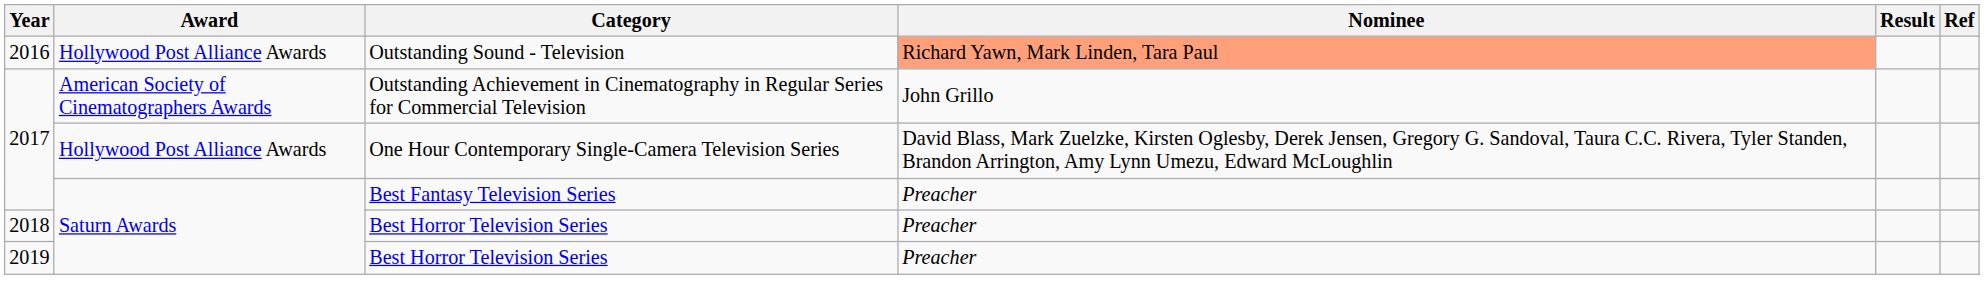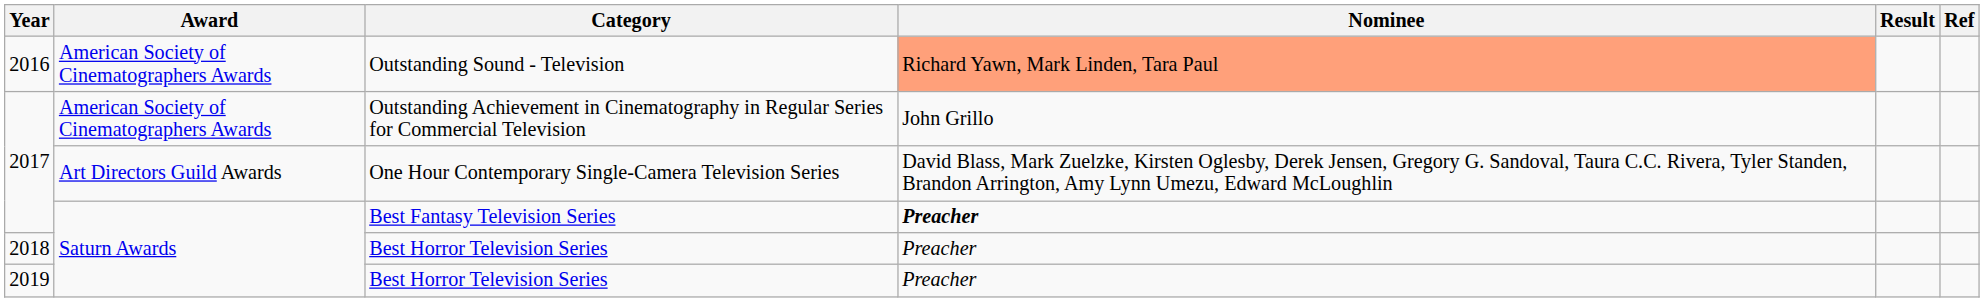(193, 52) Hollywood Post Alliance Awards -> (165, 63) American Society of Cinematographers Awards
(193, 150) Hollywood Post Alliance Awards -> (170, 173) Art Directors Guild Awards
(939, 193) normal -> (940, 216) bold
